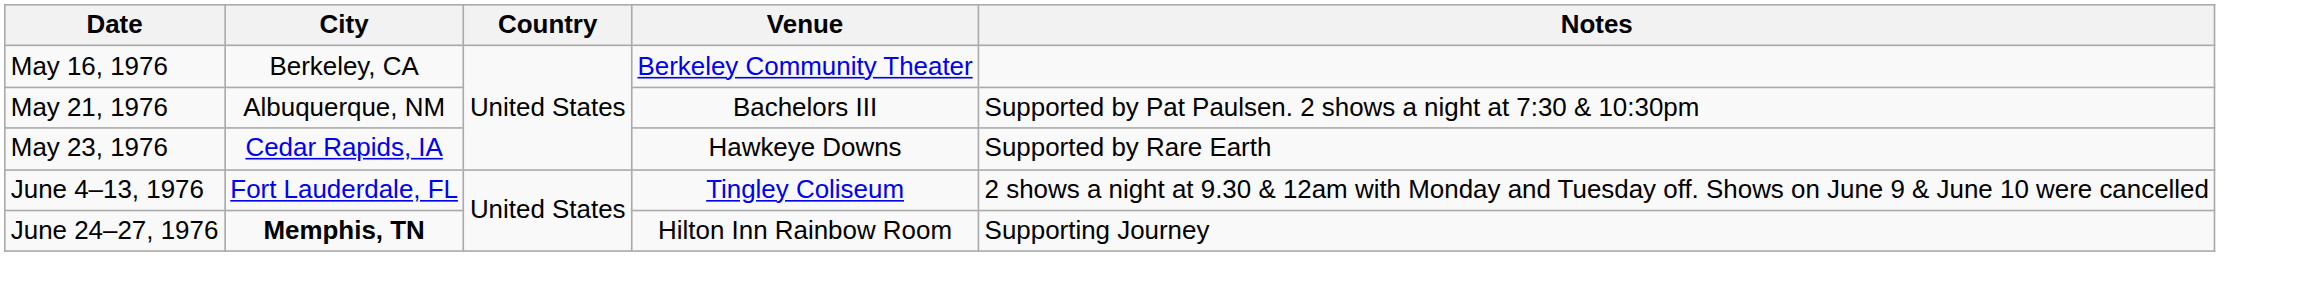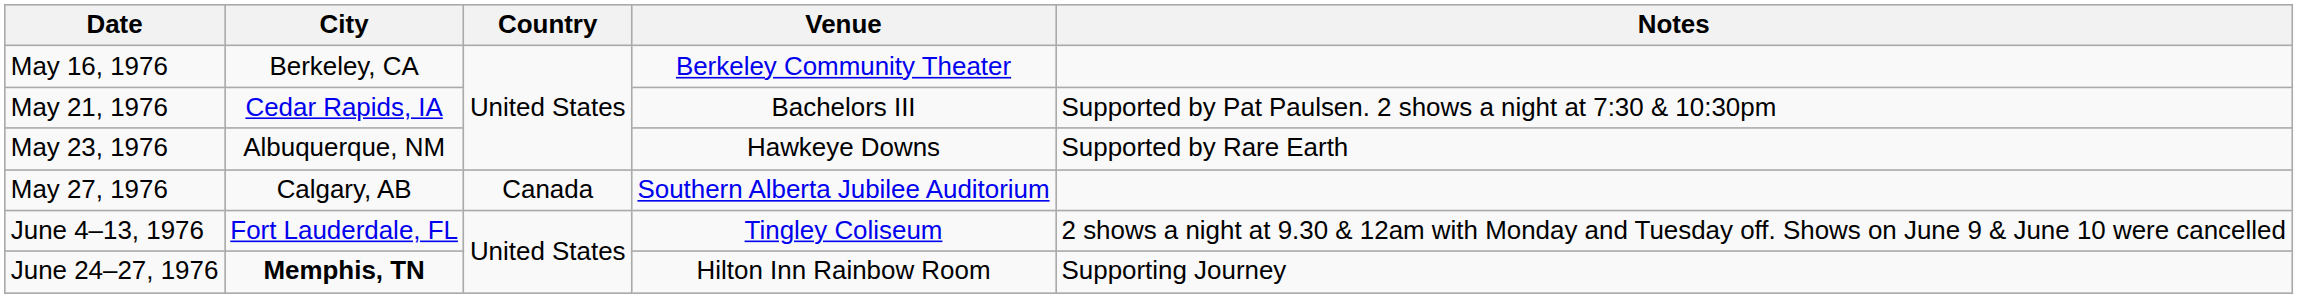(344, 107) Albuquerque, NM -> (344, 107) Cedar Rapids, IA
(344, 148) Cedar Rapids, IA -> (344, 148) Albuquerque, NM
+ row: (89, 189)
